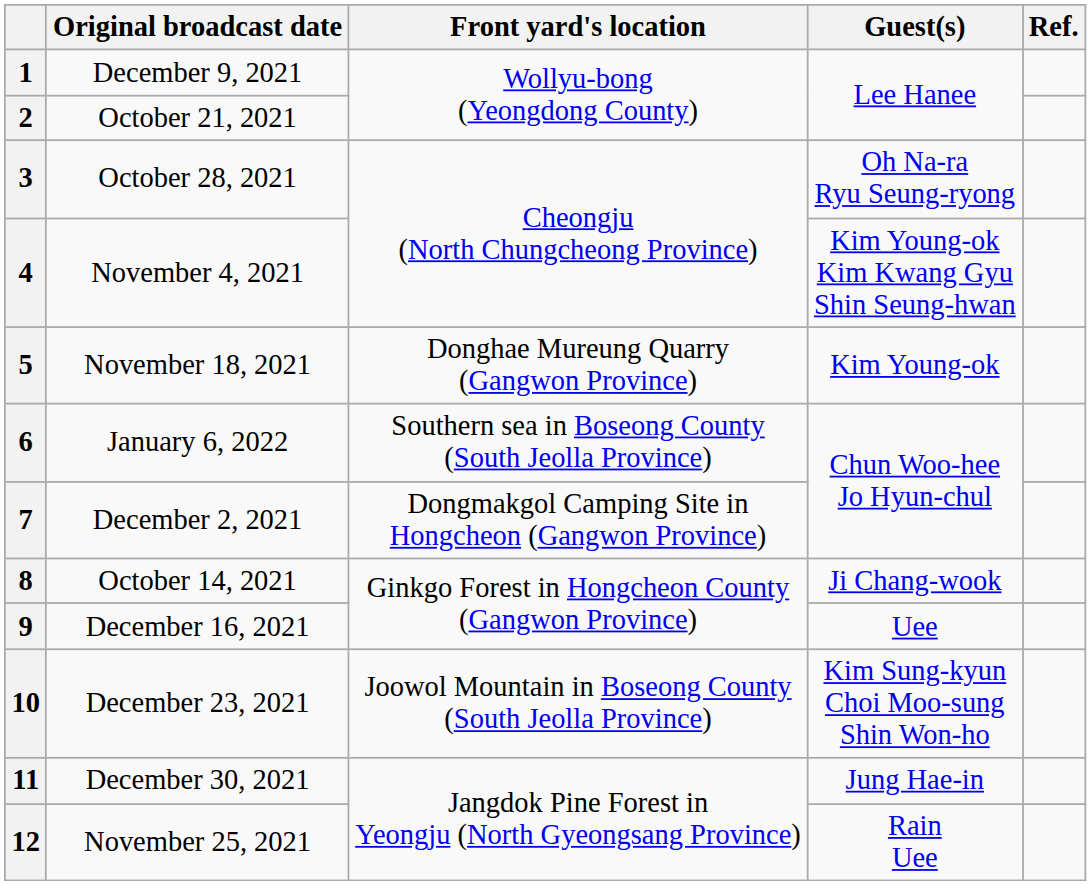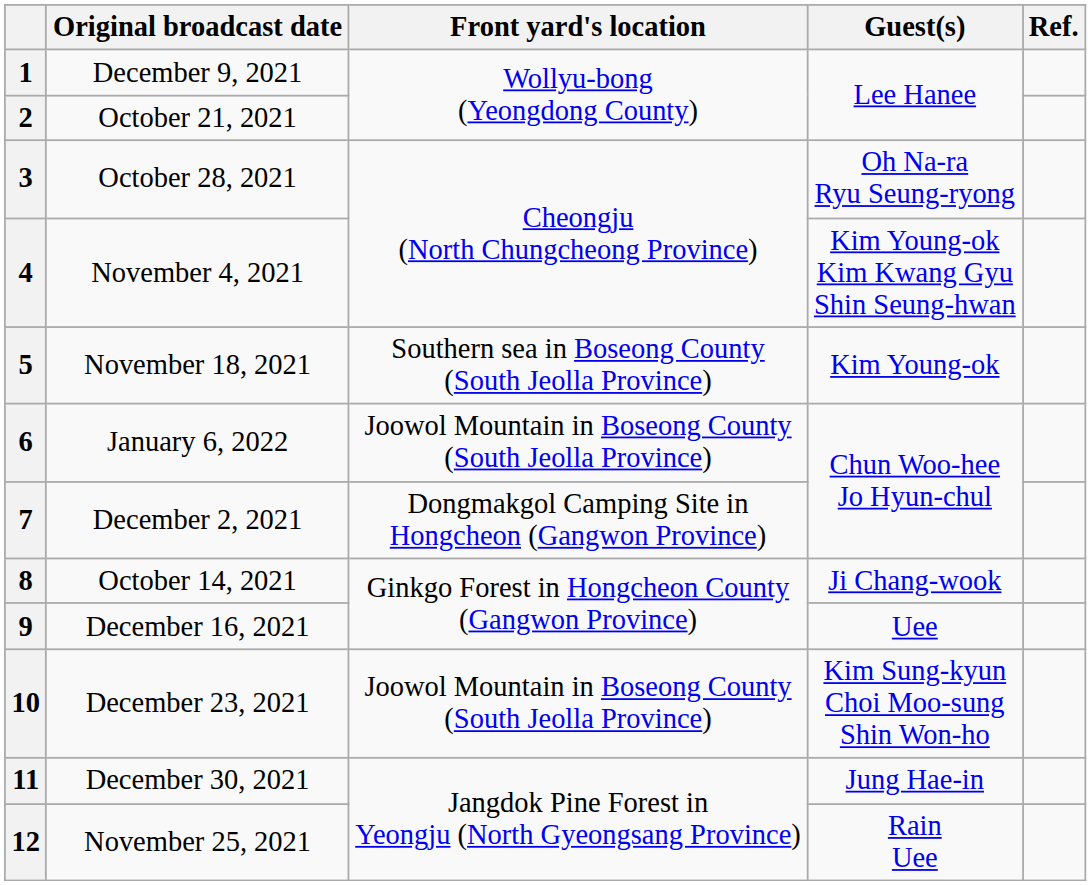(578, 365) Donghae Mureung Quarry (Gangwon Province) -> (578, 365) Southern sea in Boseong County (South Jeolla Province)
(578, 442) Southern sea in Boseong County (South Jeolla Province) -> (578, 442) Joowol Mountain in Boseong County (South Jeolla Province)
